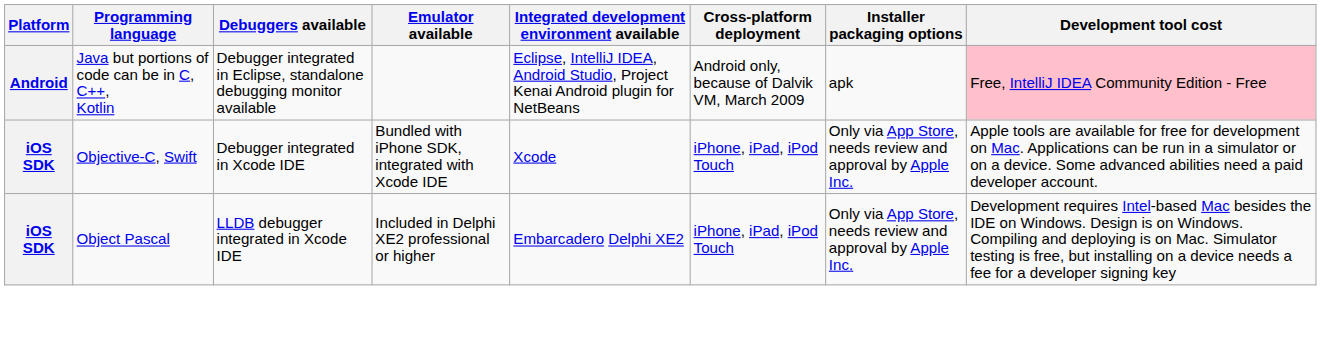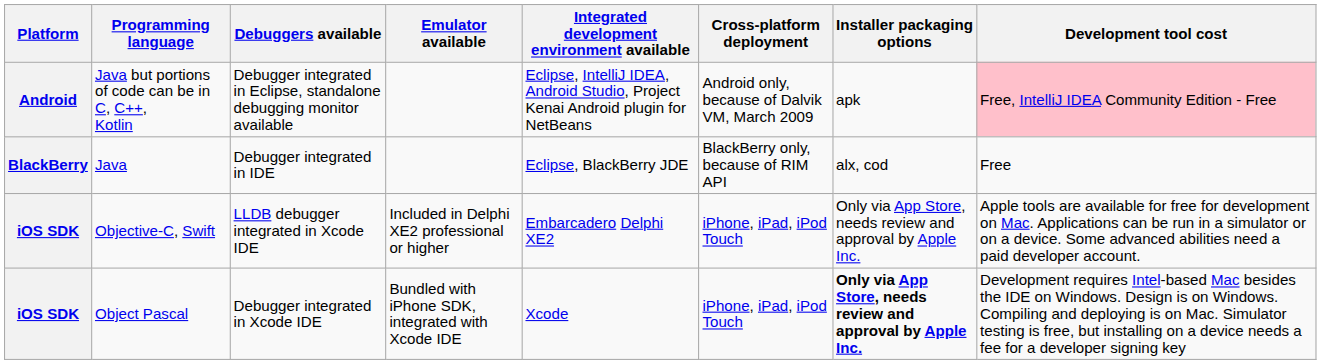+ row: (111, 165)
(285, 157) Debugger integrated in Xcode IDE -> (299, 231) LLDB debugger integrated in Xcode IDE
(424, 157) Bundled with iPhone SDK, integrated with Xcode IDE -> (449, 231) Included in Delphi XE2 professional or higher
(535, 157) Xcode -> (594, 231) Embarcadero Delphi XE2
(282, 240) LLDB debugger integrated in Xcode IDE -> (302, 314) Debugger integrated in Xcode IDE
(435, 240) Included in Delphi XE2 professional or higher -> (439, 314) Bundled with iPhone SDK, integrated with Xcode IDE
(599, 240) Embarcadero Delphi XE2 -> (547, 314) Xcode
(894, 240) normal -> (901, 314) bold
